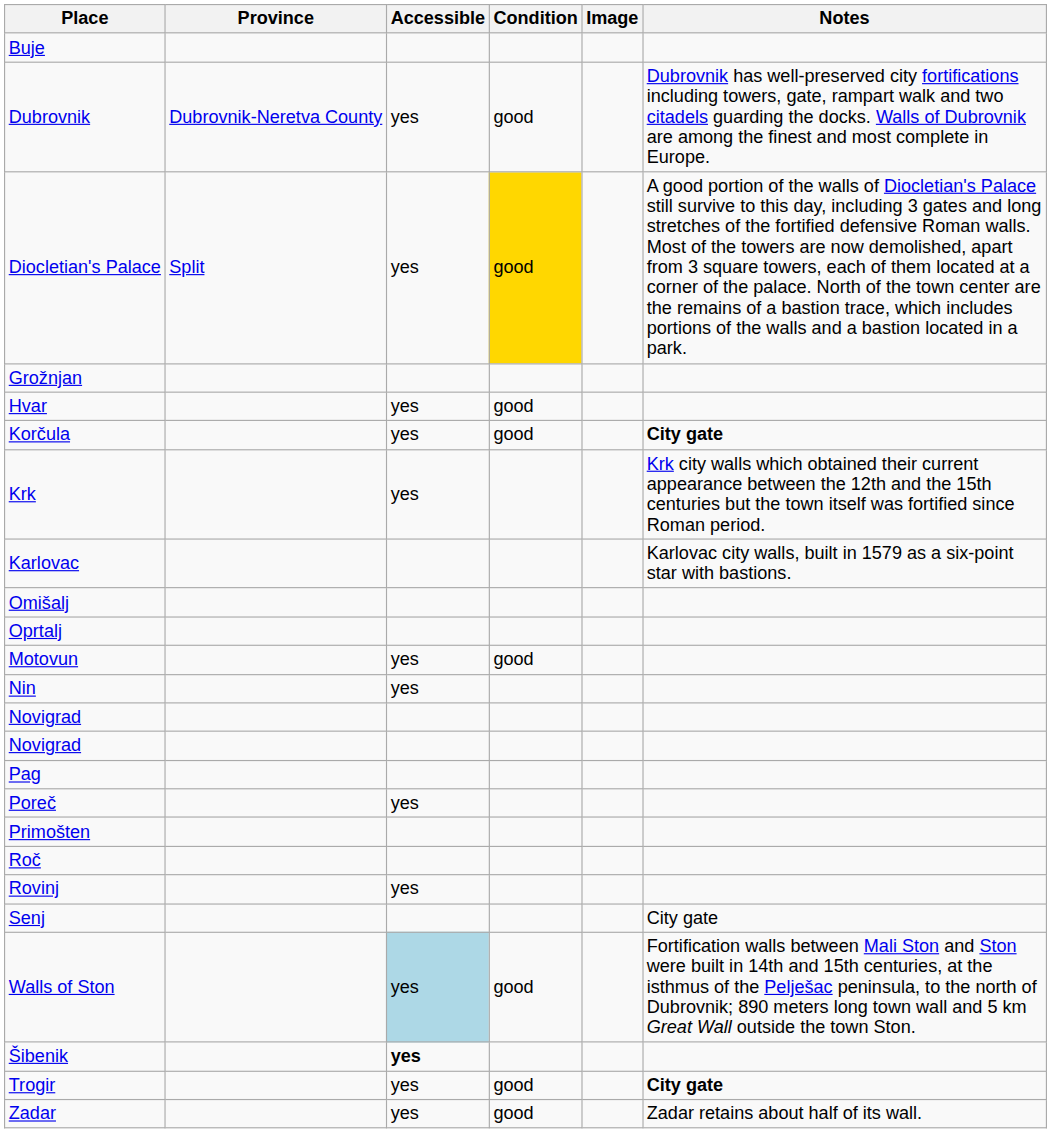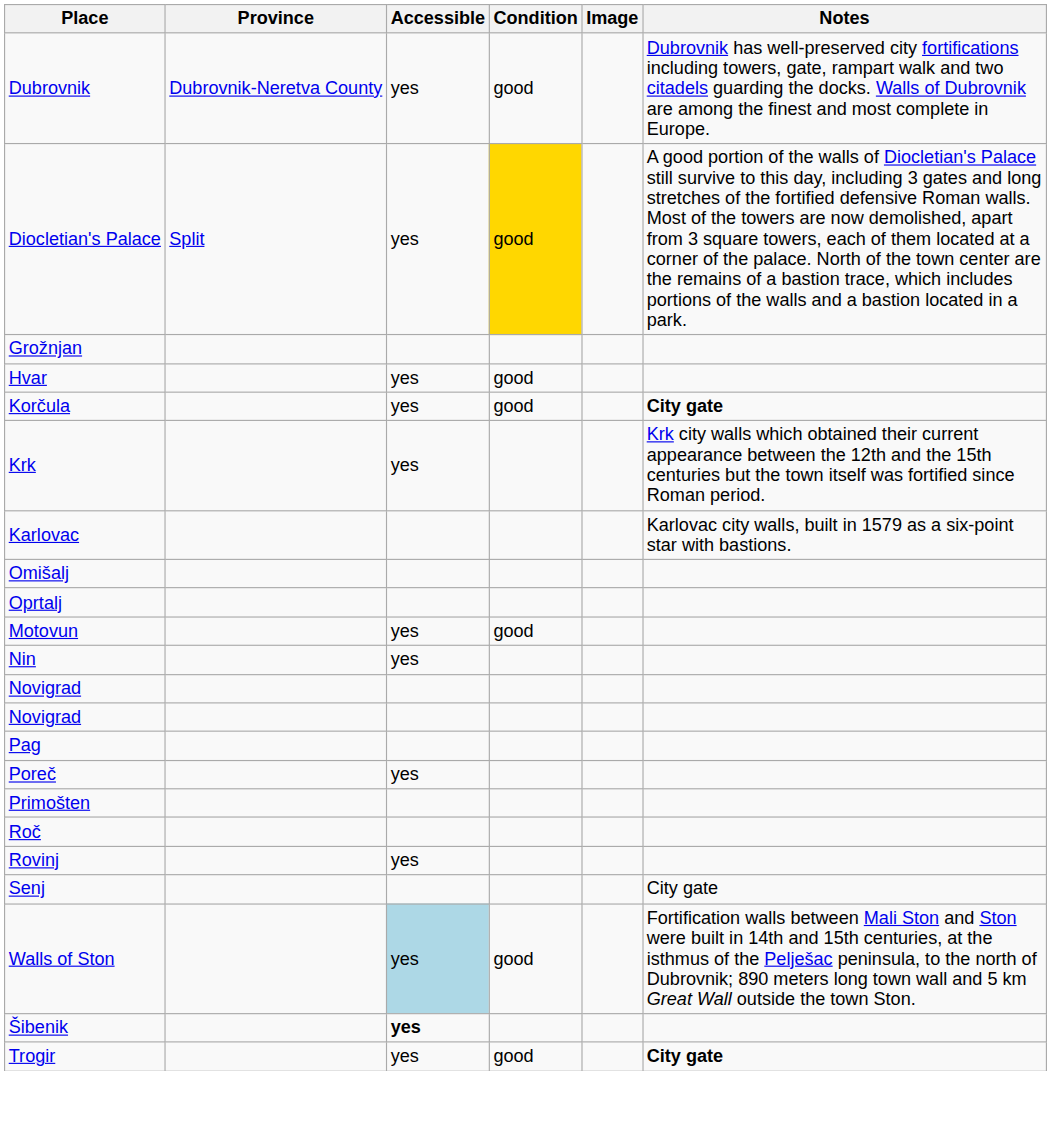- row: (27, 47)
- row: (32, 1113)
